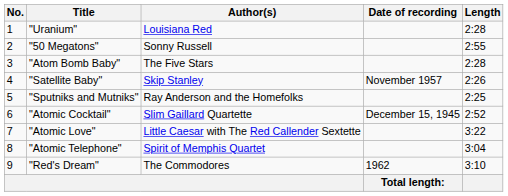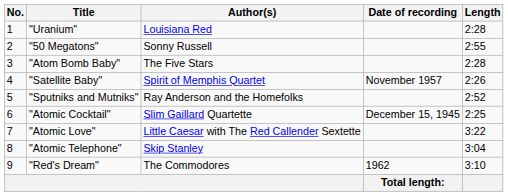(173, 81) Skip Stanley -> (204, 81) Spirit of Memphis Quartet
(475, 98) 2:25 -> (475, 98) 2:52
(475, 115) 2:52 -> (475, 115) 2:25
(204, 149) Spirit of Memphis Quartet -> (173, 149) Skip Stanley
